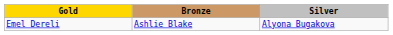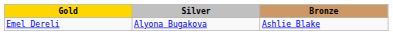columns swapped: (324, 11) <-> (196, 11)
